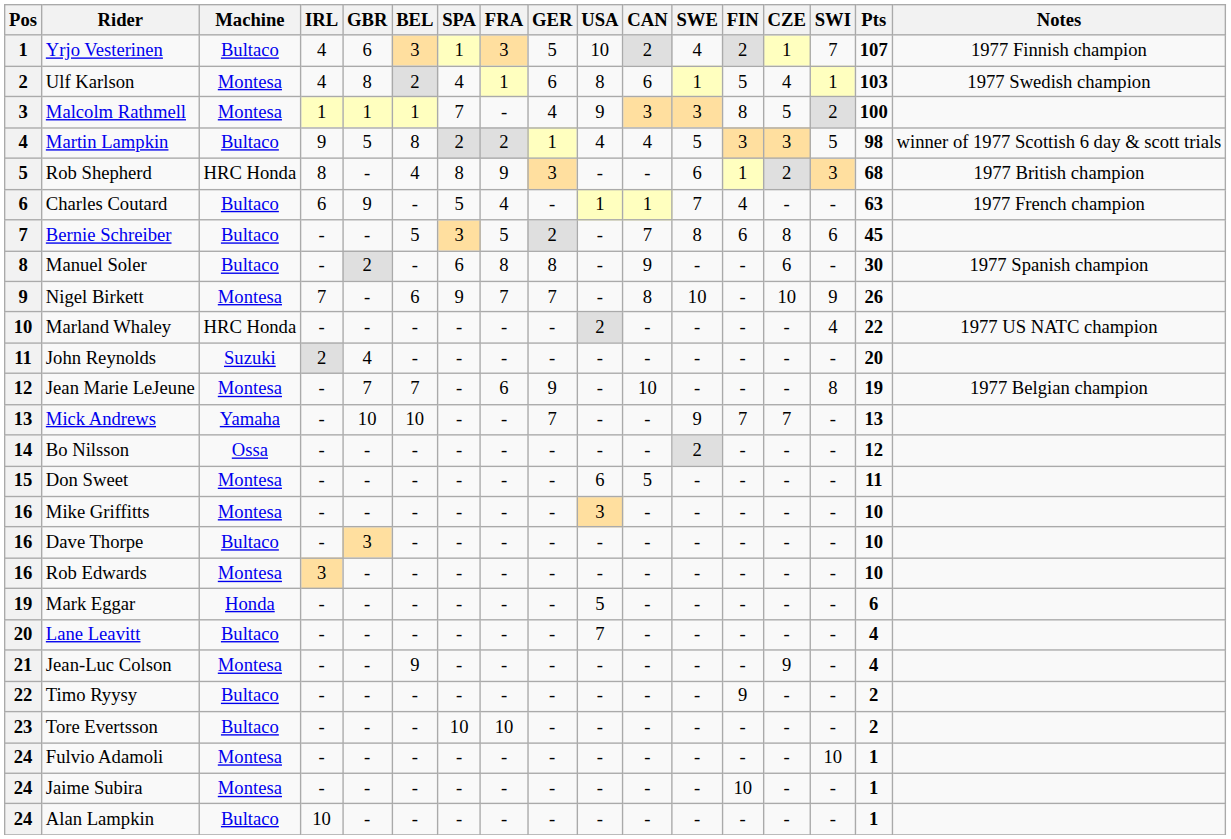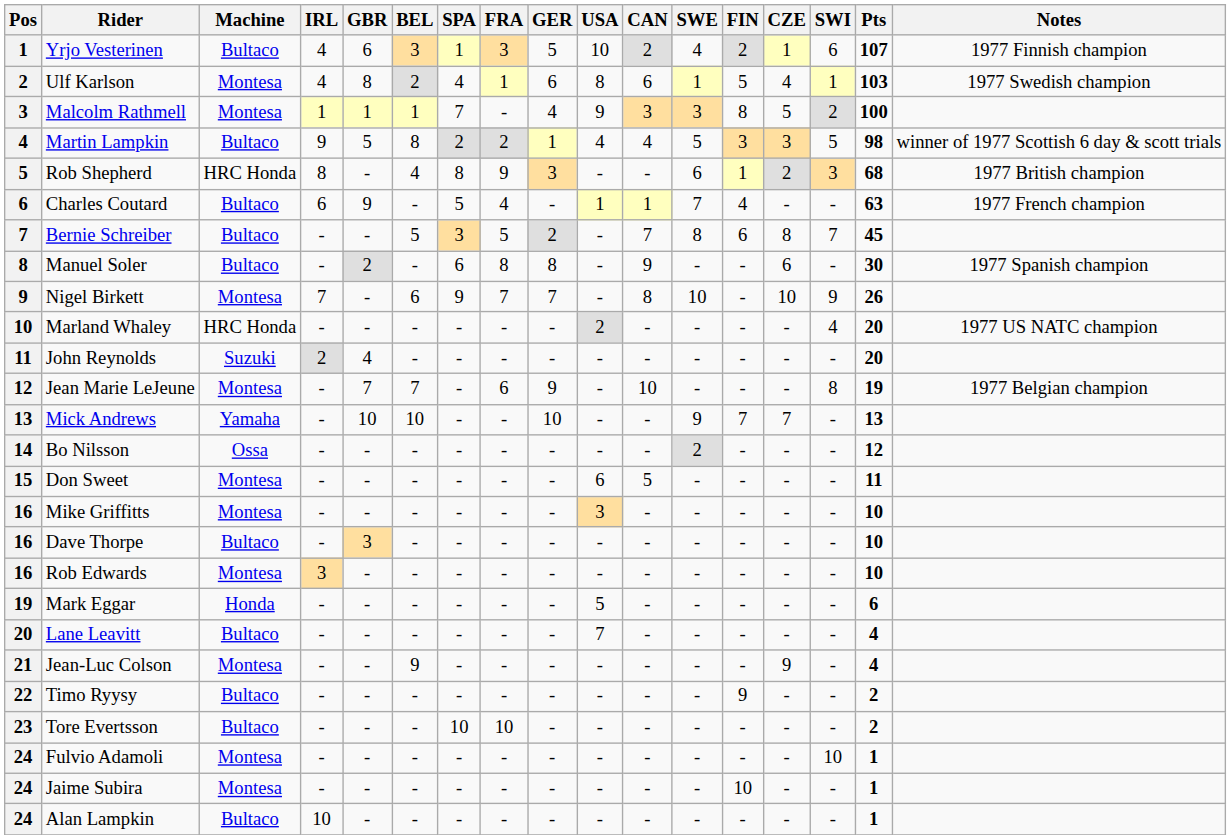(833, 50) 7 -> (833, 50) 6
(833, 234) 6 -> (833, 234) 7
(874, 326) 22 -> (874, 326) 20
(552, 419) 7 -> (552, 419) 10
